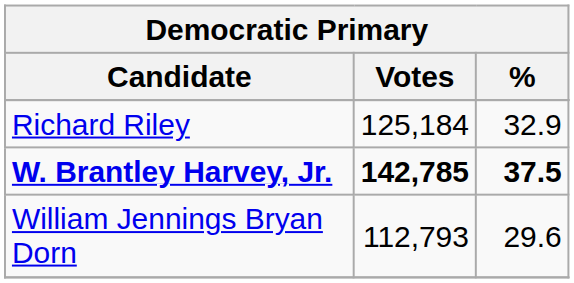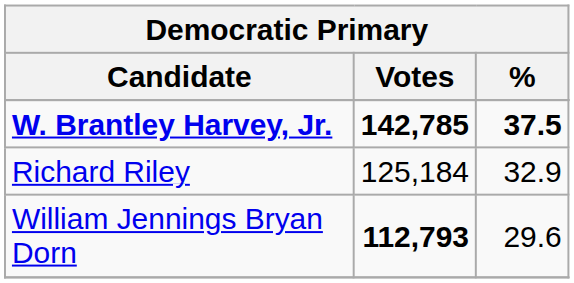rows swapped: (172, 172) <-> (101, 124)
(416, 236) normal -> (416, 236) bold
